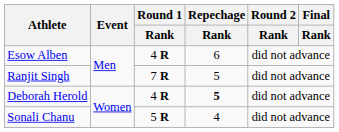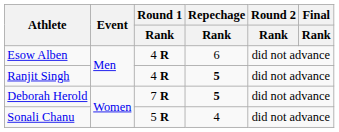(160, 76) 7 R -> (160, 76) 4 R
(217, 76) normal -> (217, 76) bold
(160, 96) 4 R -> (160, 96) 7 R
